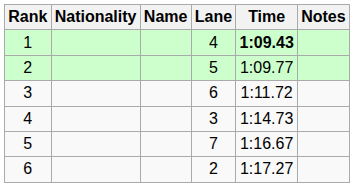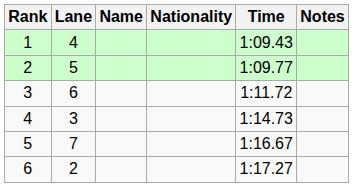columns swapped: (213, 17) <-> (96, 17)
(267, 42) bold -> (266, 42) normal
